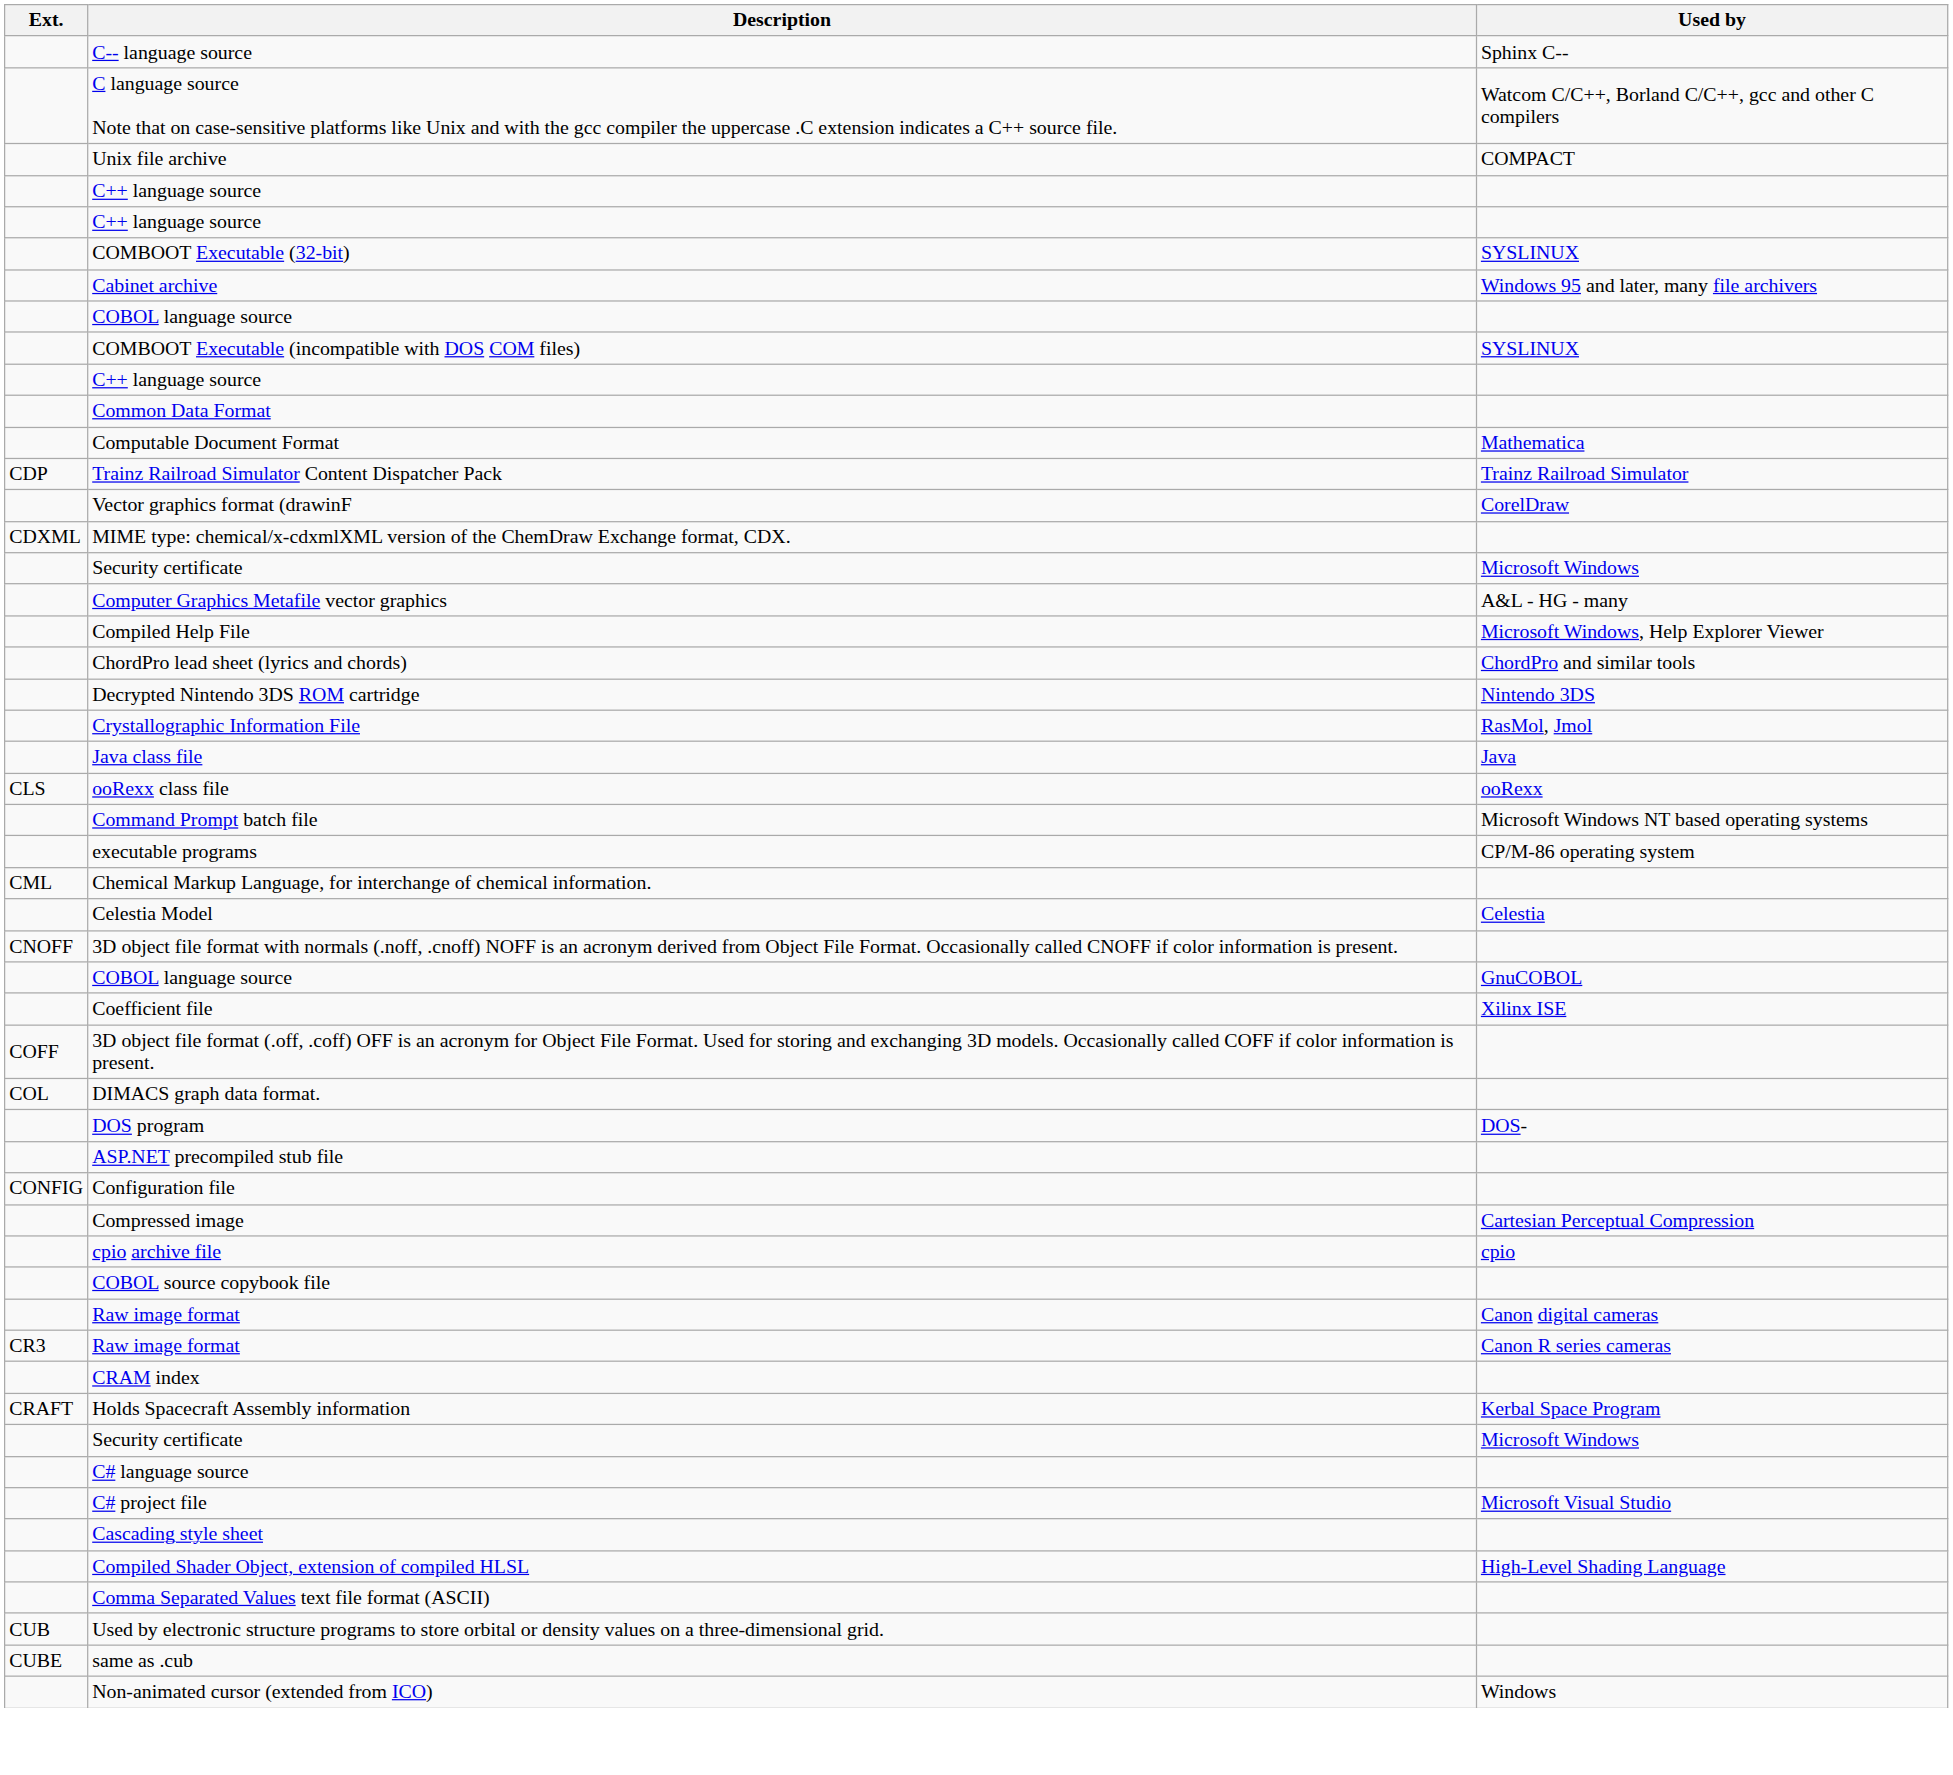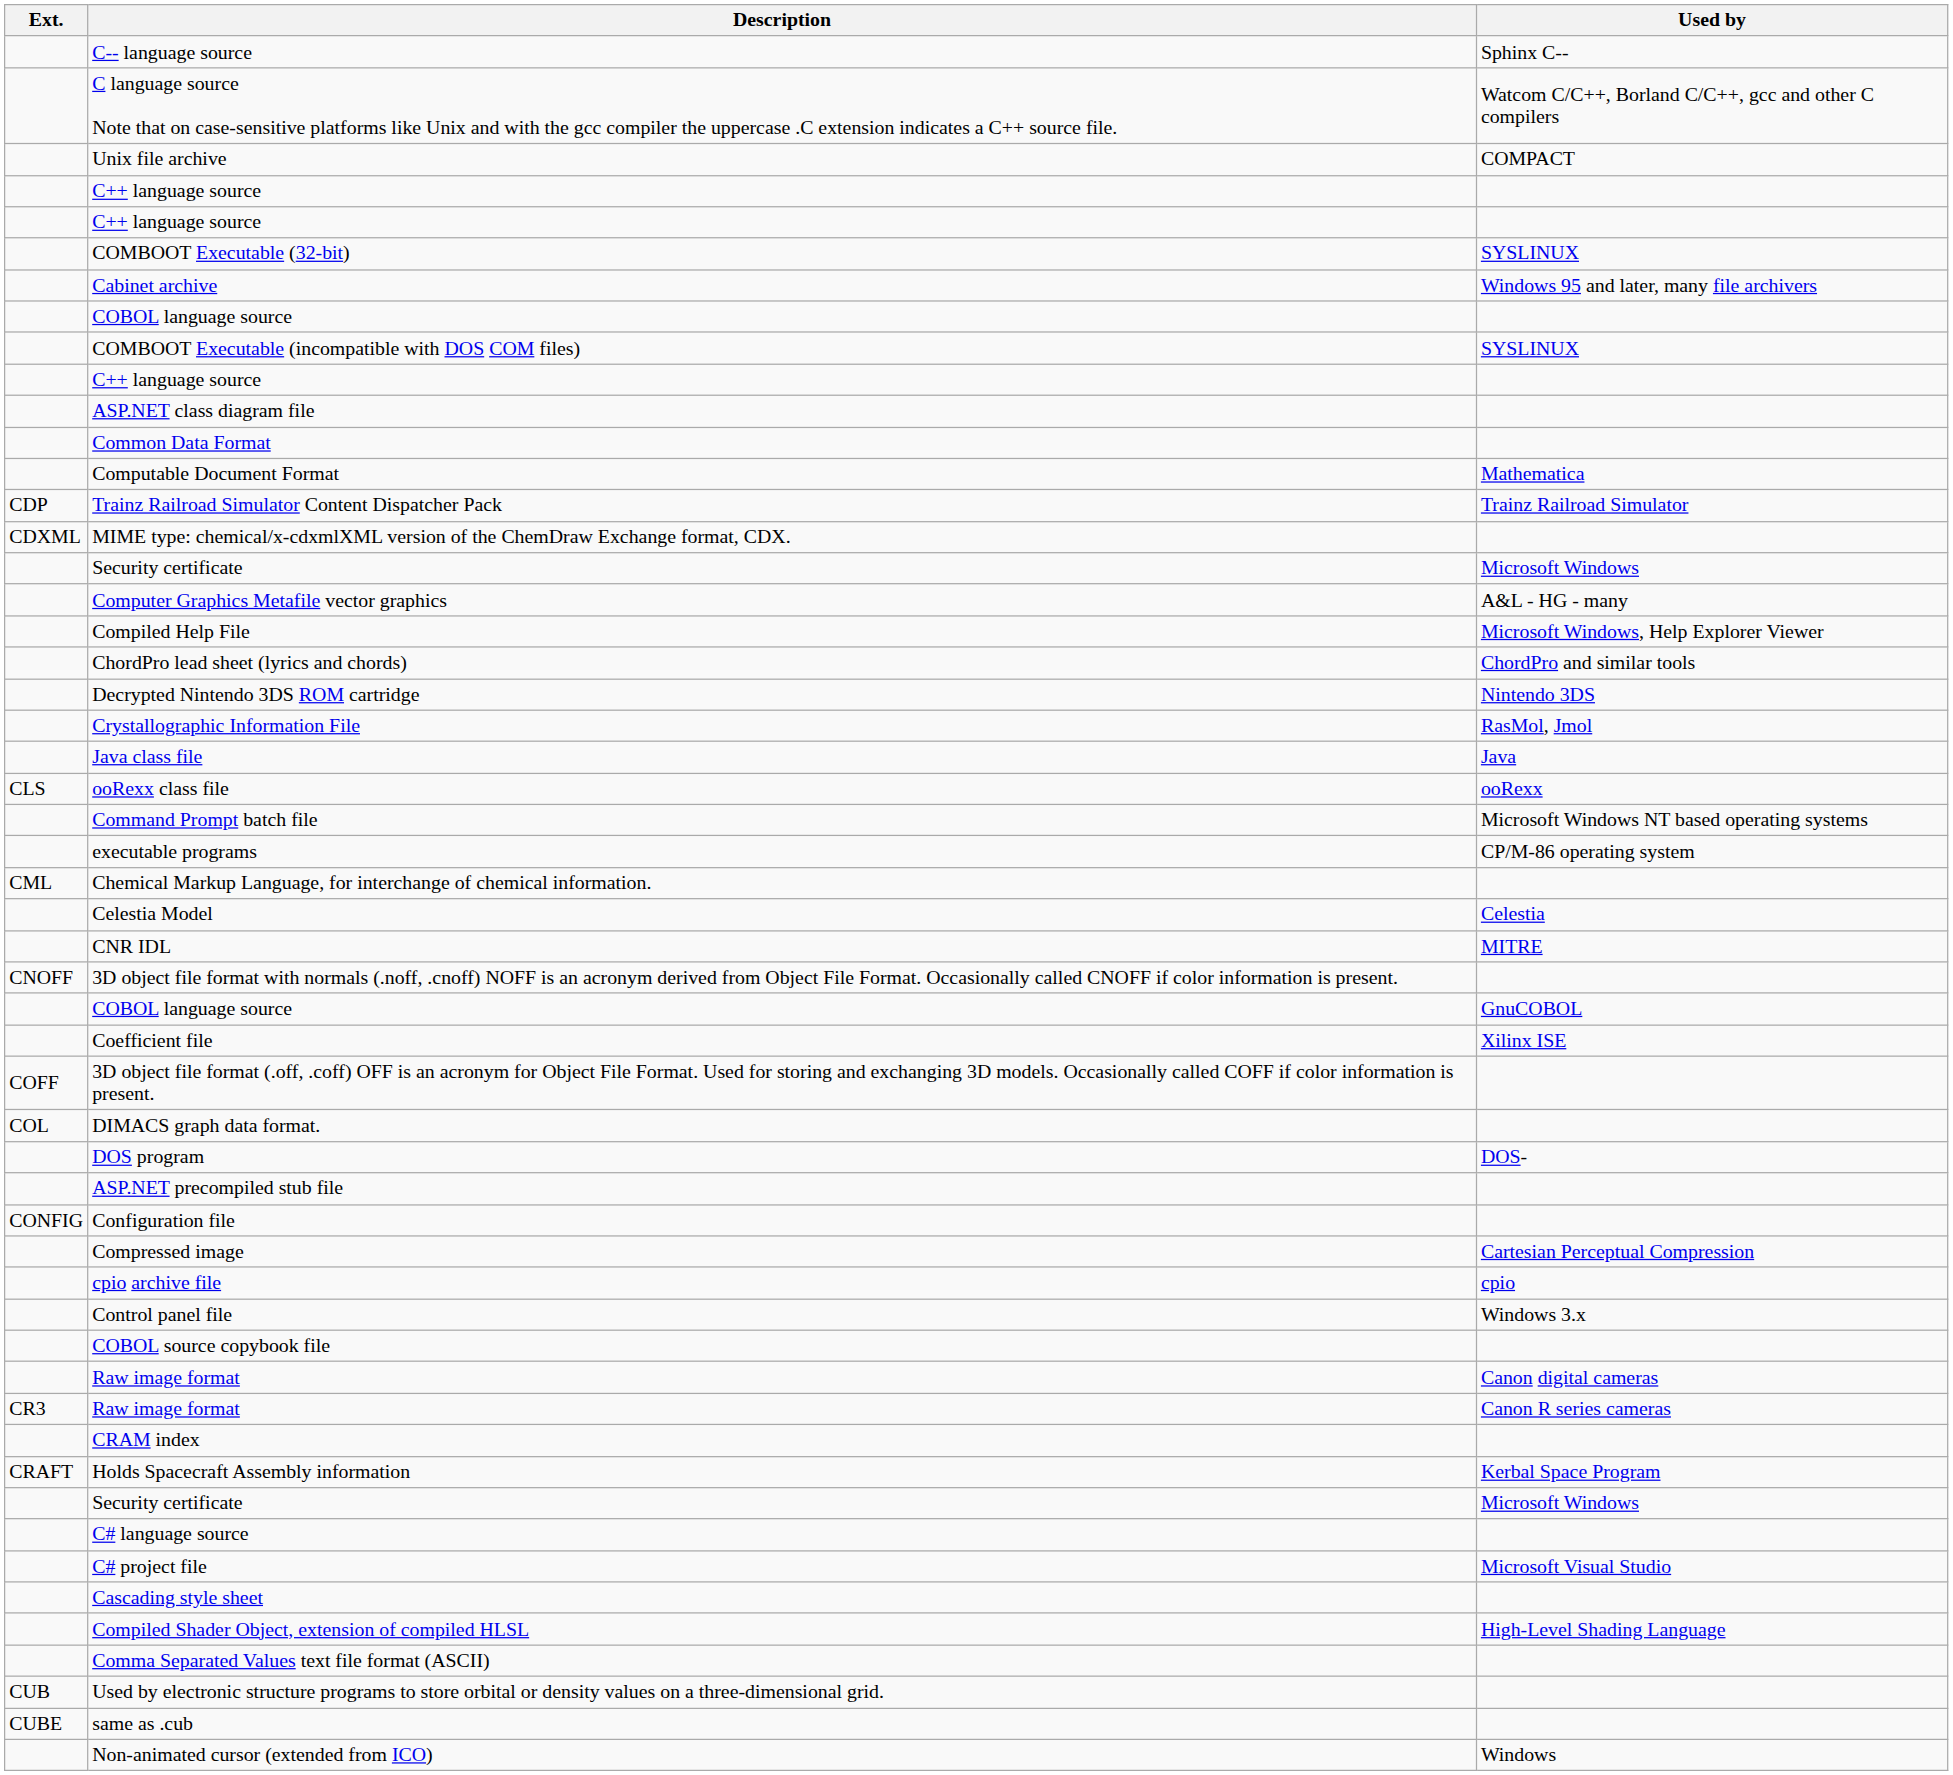+ row: (203, 410)
- row: (222, 505)
+ row: (132, 945)
+ row: (162, 1314)
